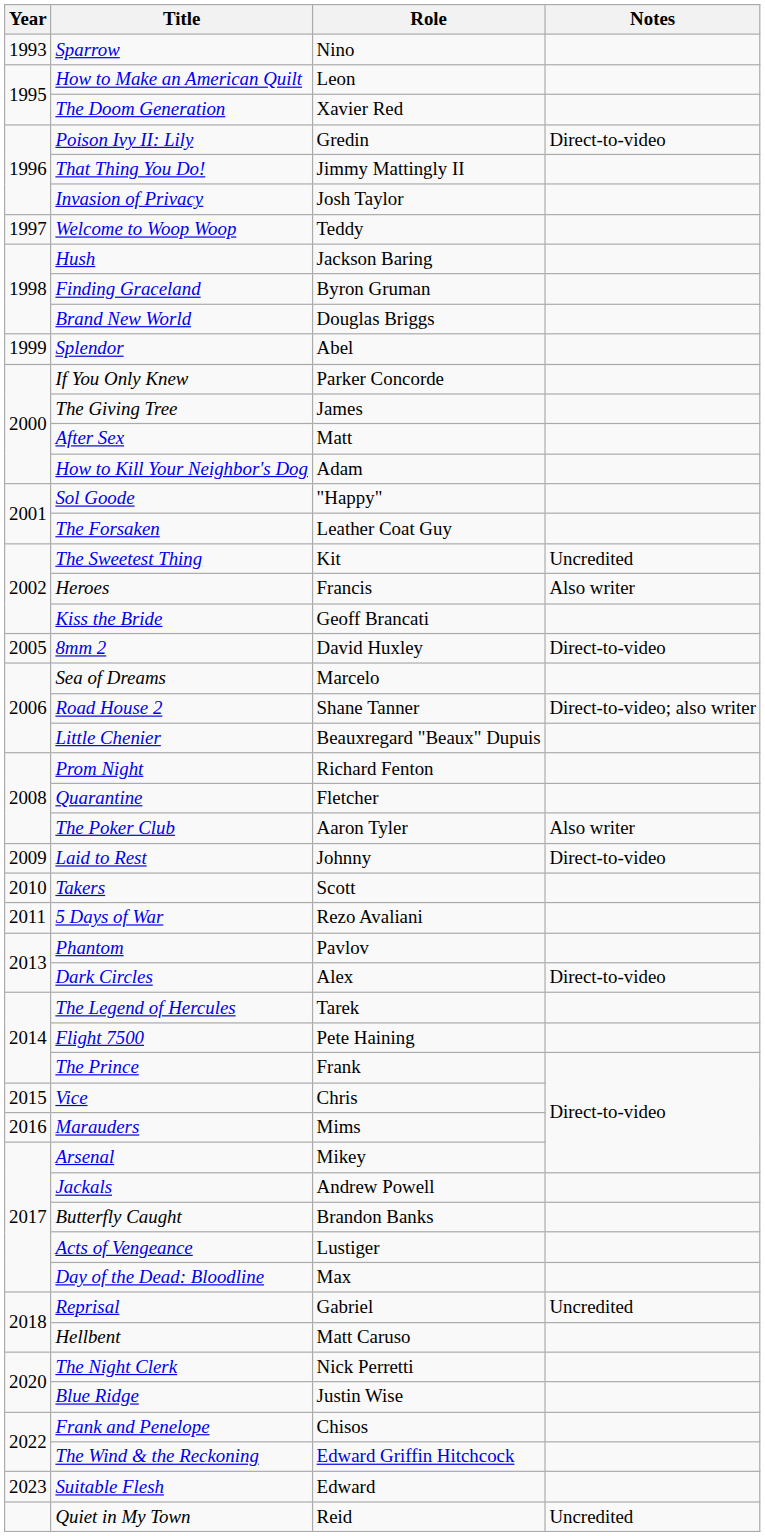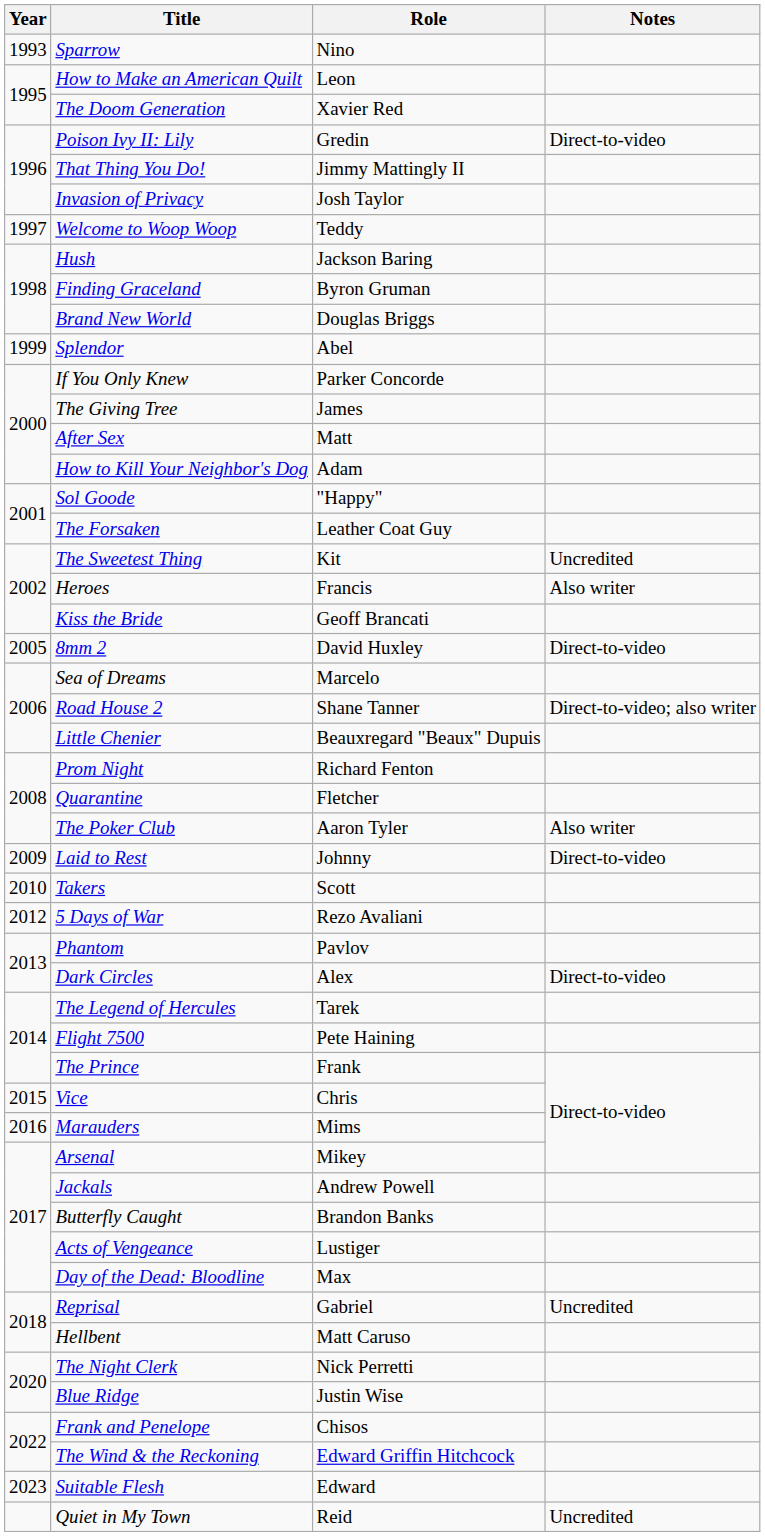(27, 917) 2011 -> (28, 917) 2012
